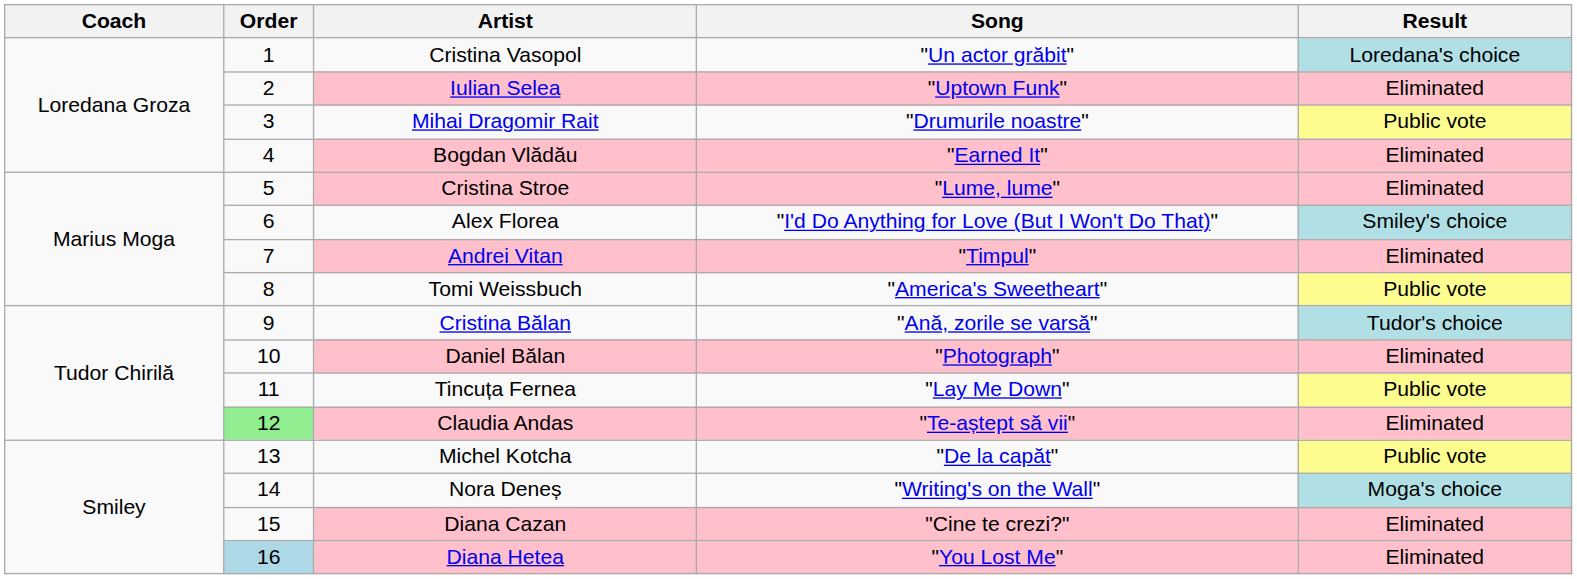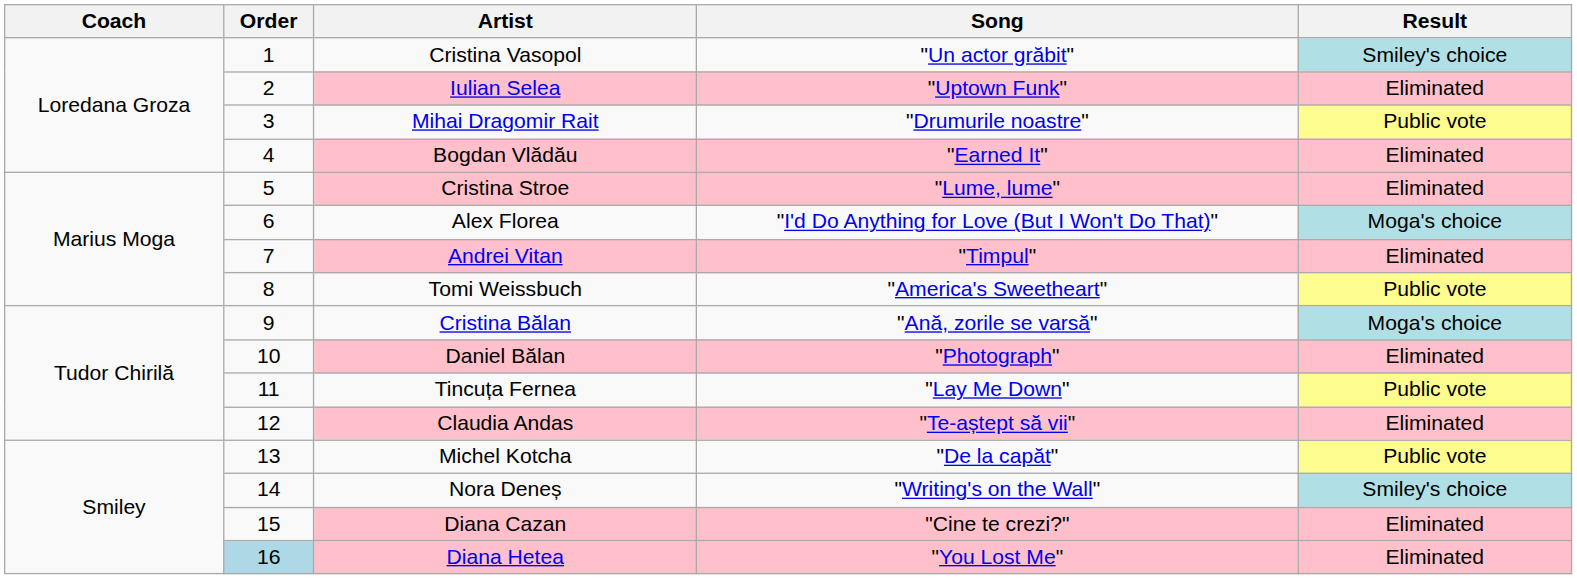(1435, 54) Loredana's choice -> (1435, 54) Smiley's choice
(1435, 222) Smiley's choice -> (1435, 222) Moga's choice
(1435, 322) Tudor's choice -> (1435, 322) Moga's choice
(269, 423) lightgreen background -> (269, 423) no background
(1435, 490) Moga's choice -> (1435, 490) Smiley's choice
